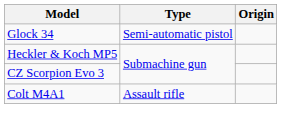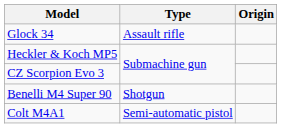(178, 34) Semi-automatic pistol -> (154, 34) Assault rifle
+ row: (59, 93)
(154, 93) Assault rifle -> (178, 113) Semi-automatic pistol
